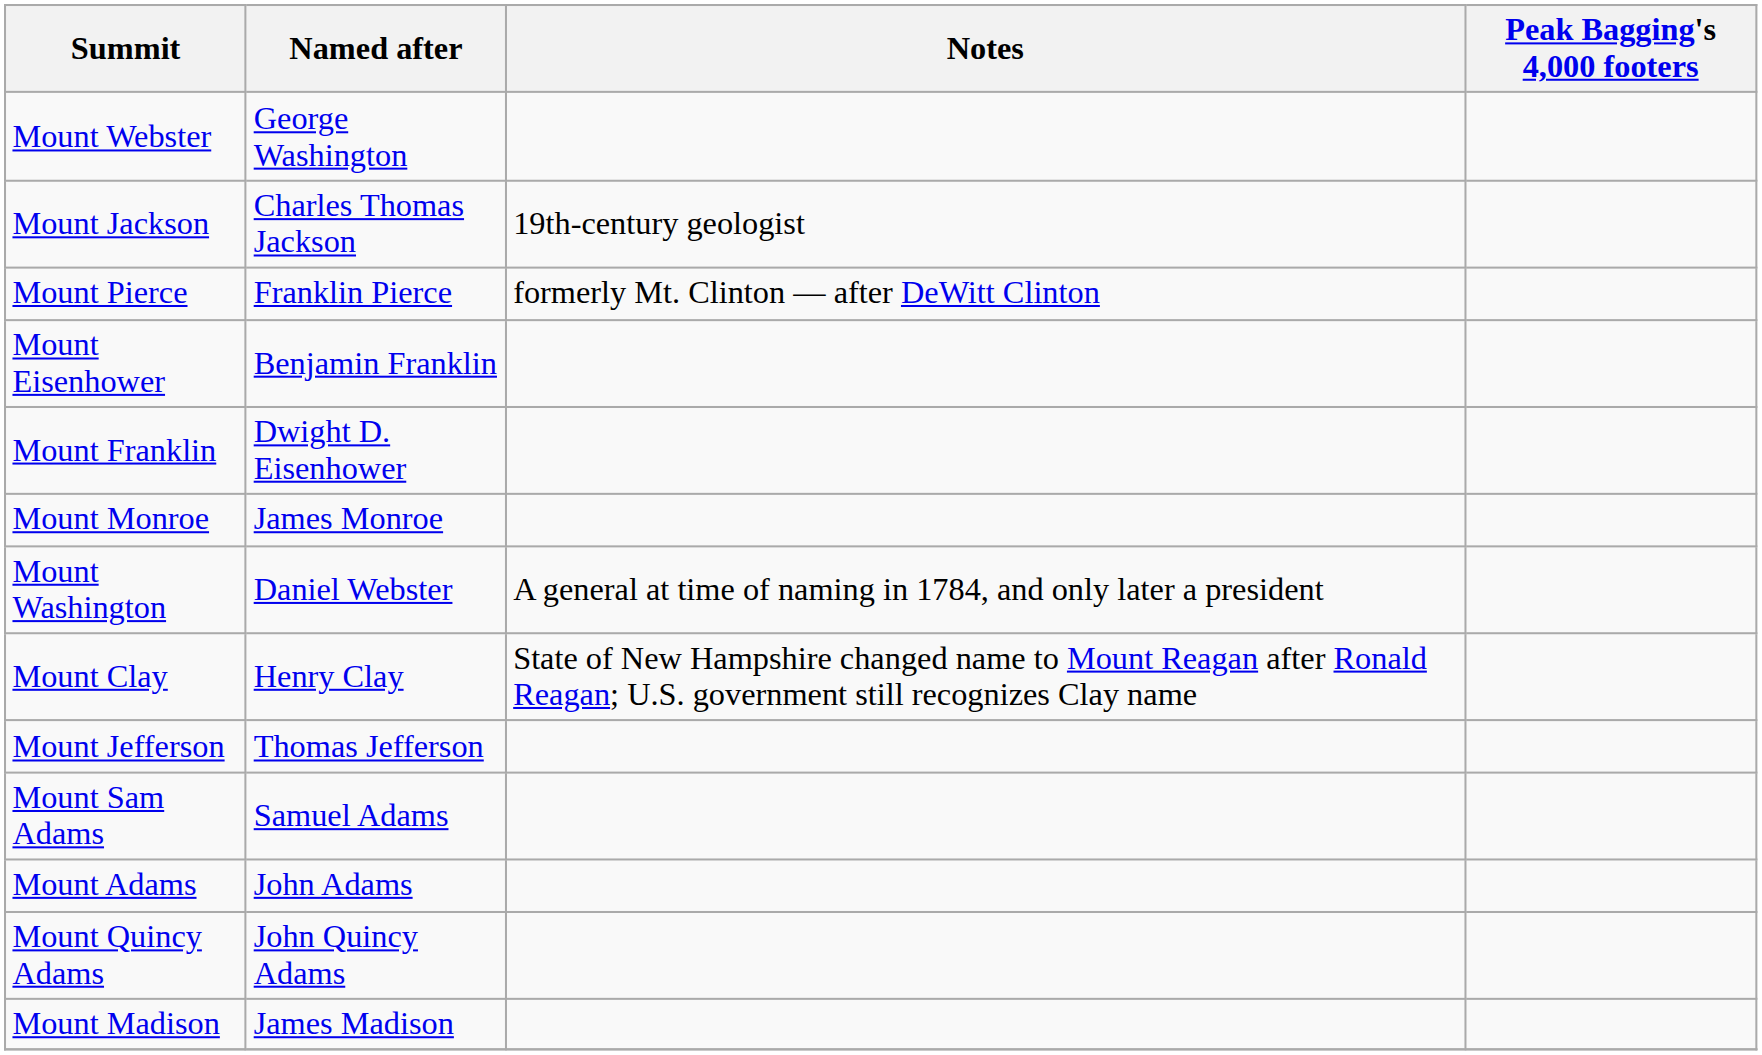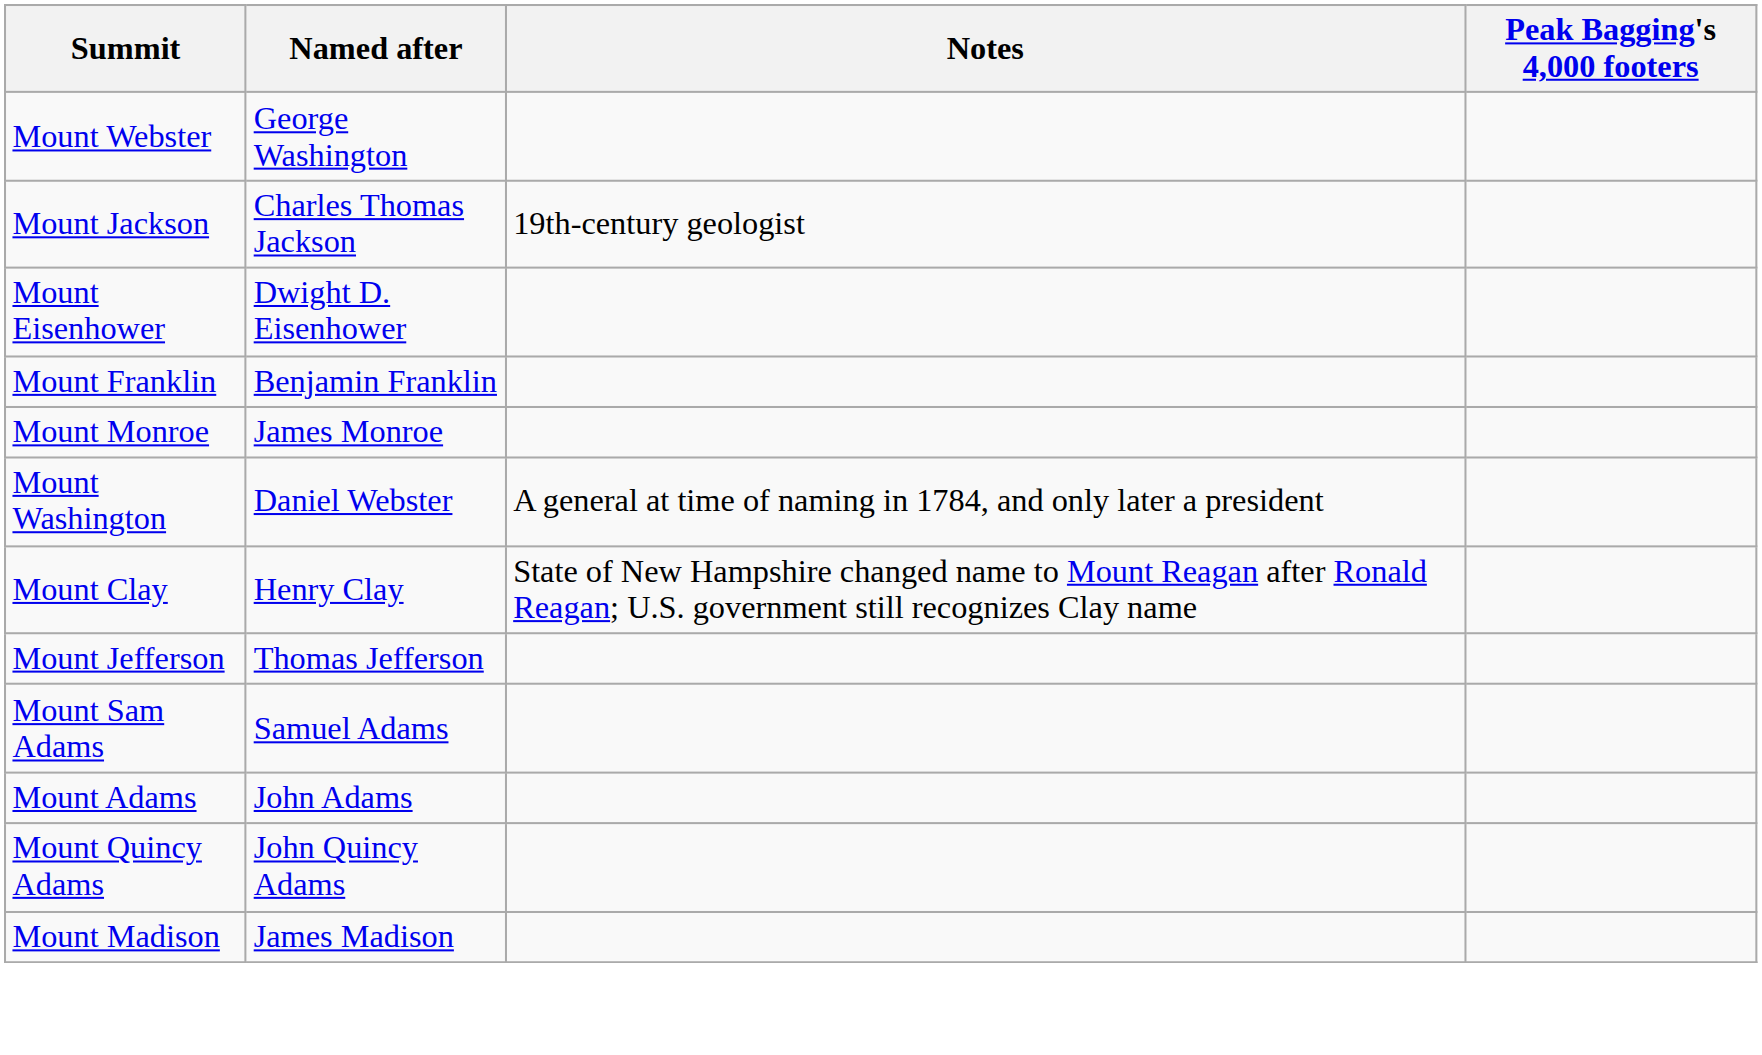- row: (100, 292)
(375, 362) Benjamin Franklin -> (330, 311) Dwight D. Eisenhower
(330, 450) Dwight D. Eisenhower -> (375, 380) Benjamin Franklin
